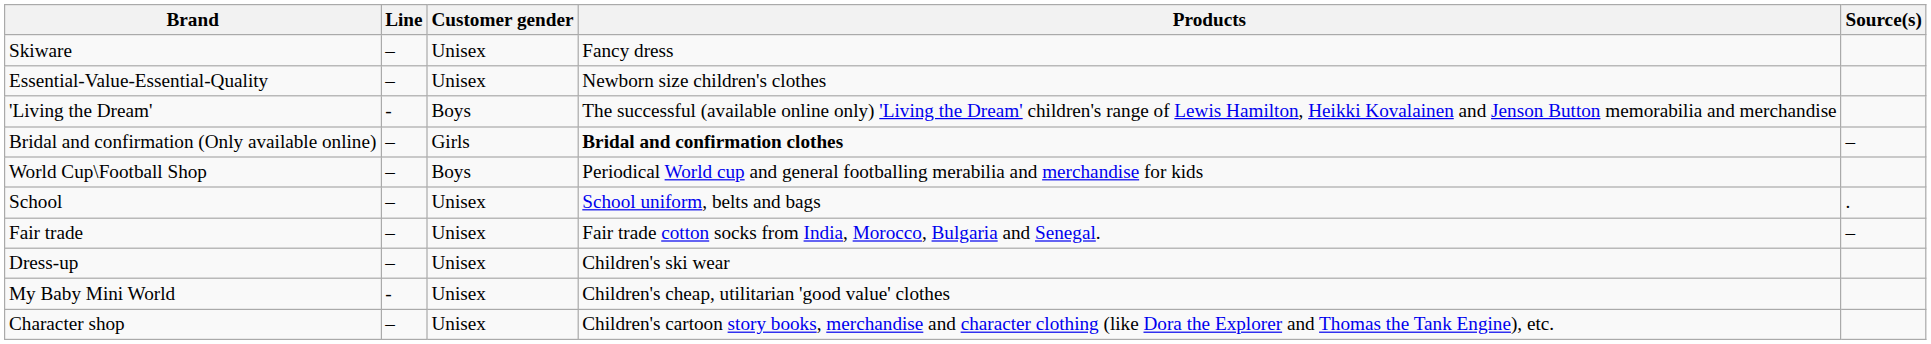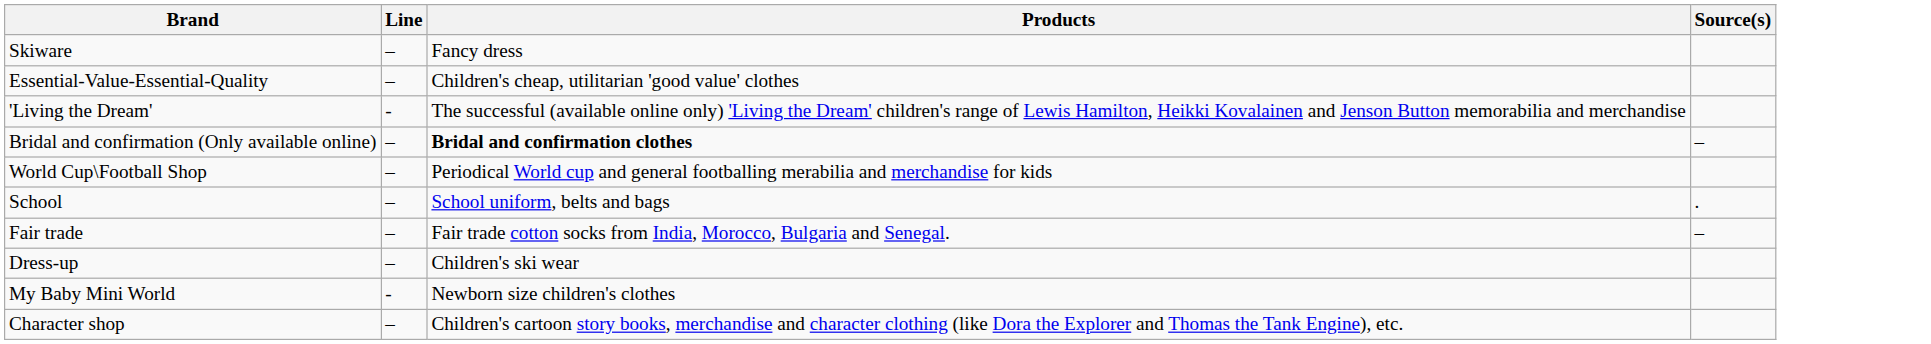- column: (502, 19)
(704, 80) Newborn size children's clothes -> (615, 80) Children's cheap, utilitarian 'good value' clothes
(766, 293) Children's cheap, utilitarian 'good value' clothes -> (553, 293) Newborn size children's clothes
